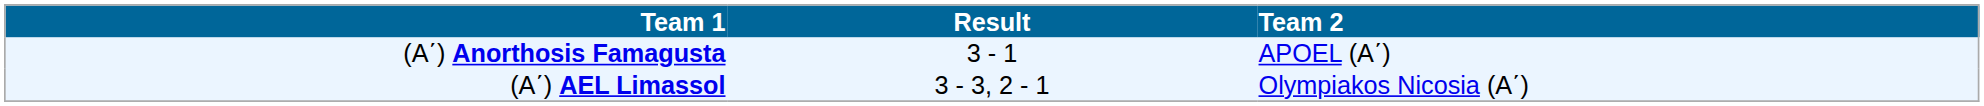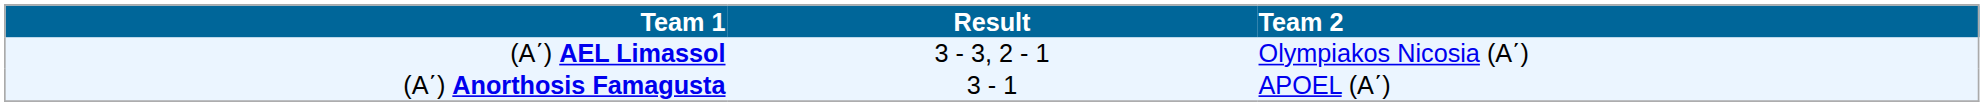rows swapped: (618, 85) <-> (564, 53)
